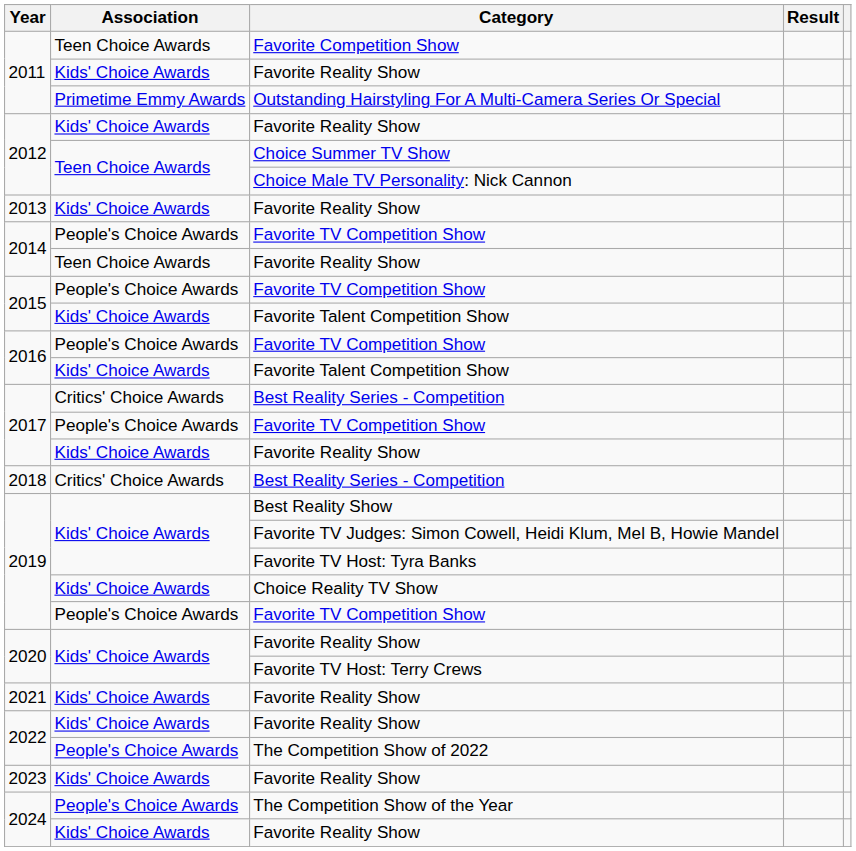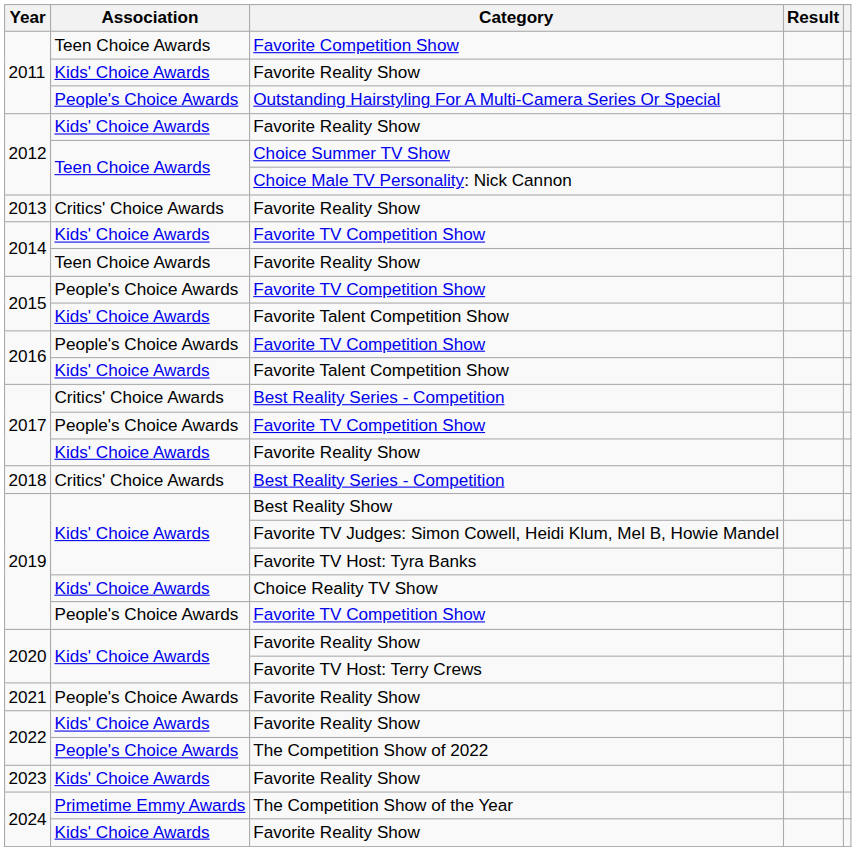(150, 99) Primetime Emmy Awards -> (146, 99) People's Choice Awards
(132, 208) Kids' Choice Awards -> (139, 208) Critics' Choice Awards
(146, 235) People's Choice Awards -> (132, 235) Kids' Choice Awards
(132, 696) Kids' Choice Awards -> (146, 696) People's Choice Awards
(146, 805) People's Choice Awards -> (150, 805) Primetime Emmy Awards
